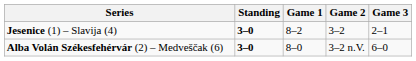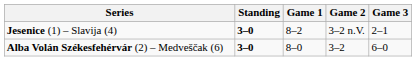(337, 30) 3–2 -> (347, 30) 3–2 n.V.
(347, 47) 3–2 n.V. -> (337, 47) 3–2
